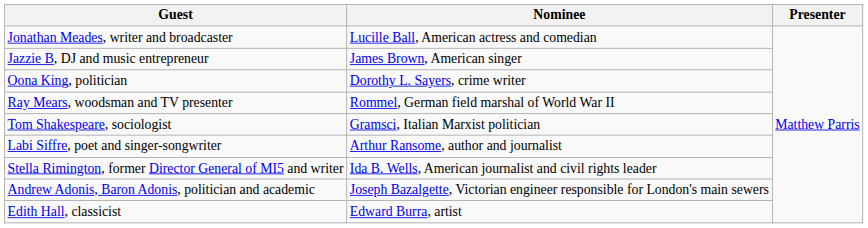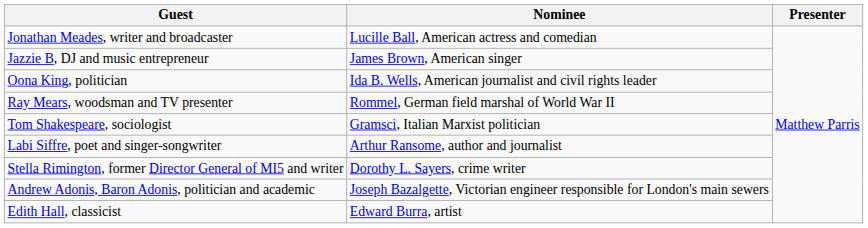(438, 80) Dorothy L. Sayers, crime writer -> (503, 80) Ida B. Wells, American journalist and civil rights leader
(503, 168) Ida B. Wells, American journalist and civil rights leader -> (438, 168) Dorothy L. Sayers, crime writer
